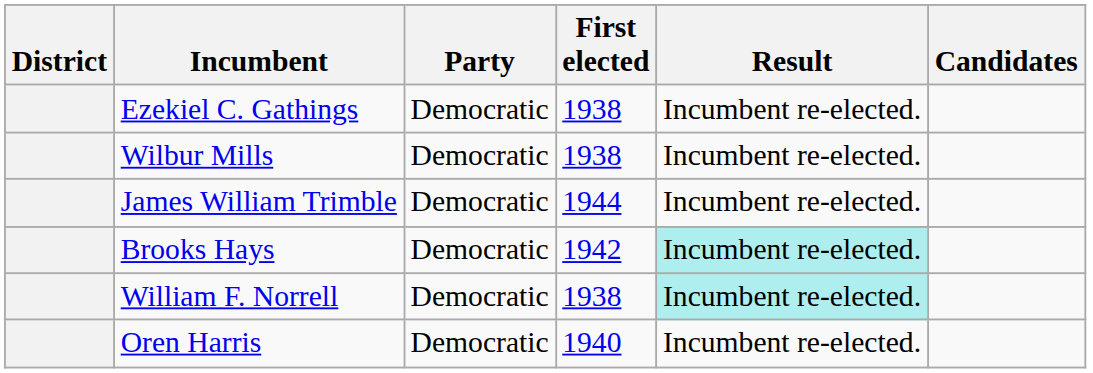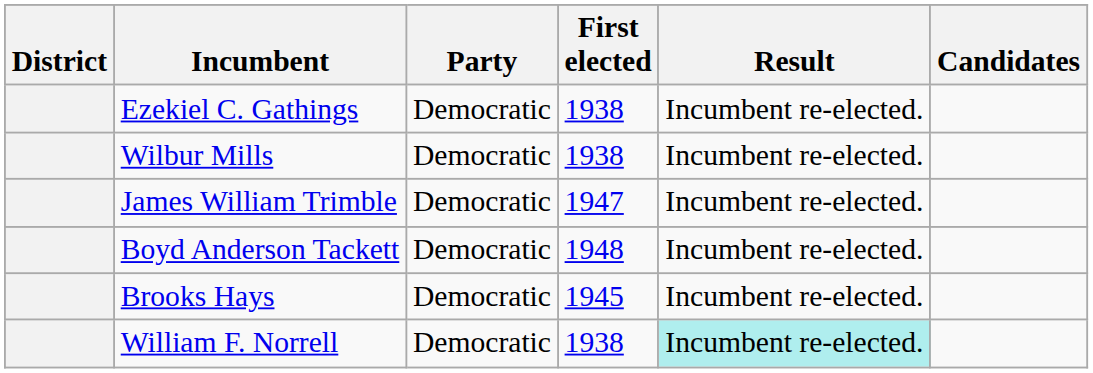(592, 202) 1944 -> (594, 202) 1947
+ row: (260, 249)
(592, 249) 1942 -> (594, 295) 1945
(792, 249) paleturquoise background -> (794, 295) no background
- row: (191, 342)
